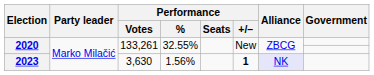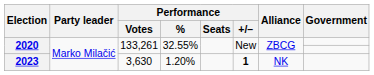(180, 62) 1.56% -> (180, 62) 1.20%
(281, 62) lavender background -> (281, 62) no background
